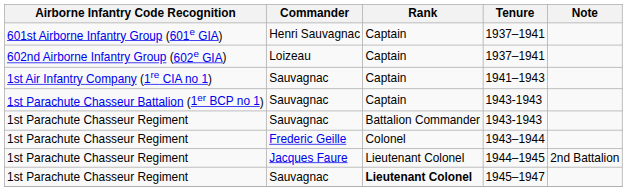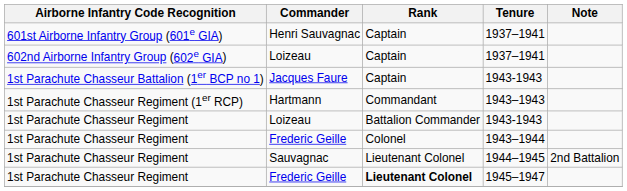- row: (110, 78)
(299, 100) Sauvagnac -> (308, 78) Jacques Faure
+ row: (125, 100)
(299, 120) Sauvagnac -> (290, 120) Loizeau
(308, 158) Jacques Faure -> (299, 158) Sauvagnac
(299, 176) Sauvagnac -> (308, 176) Frederic Geille
